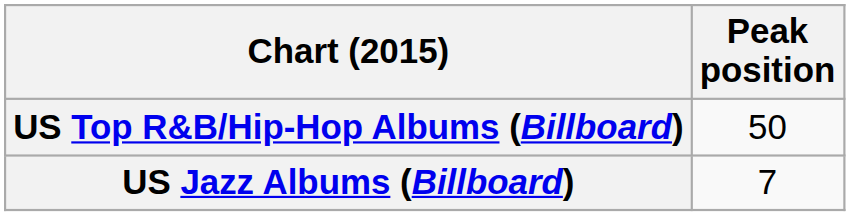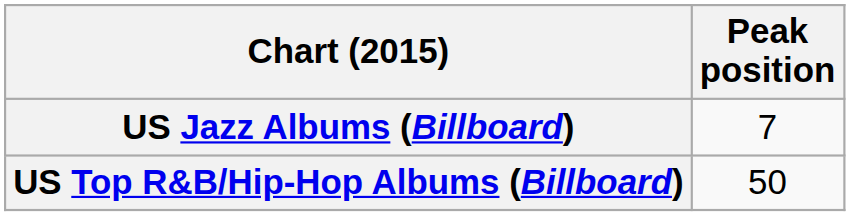rows swapped: (348, 182) <-> (348, 126)
